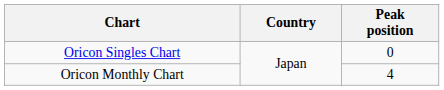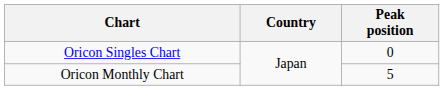(390, 74) 4 -> (390, 74) 5
